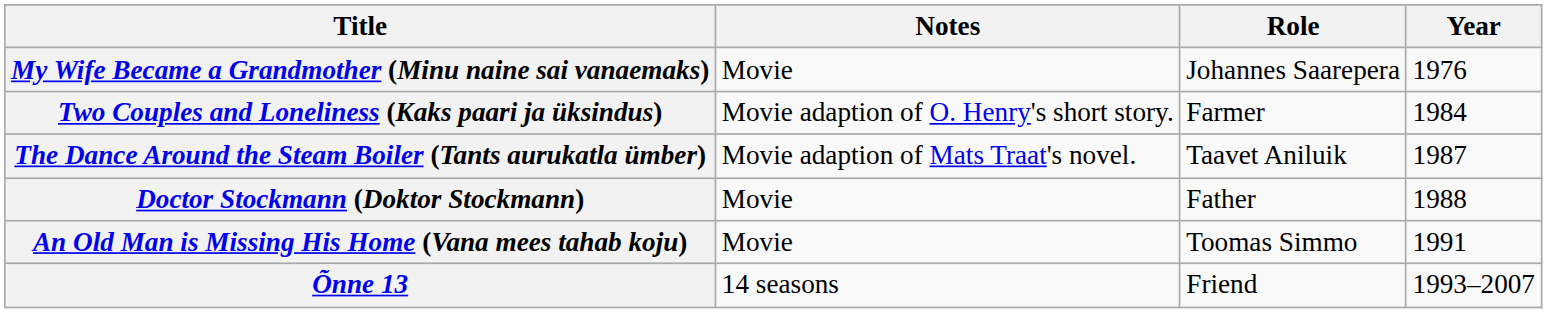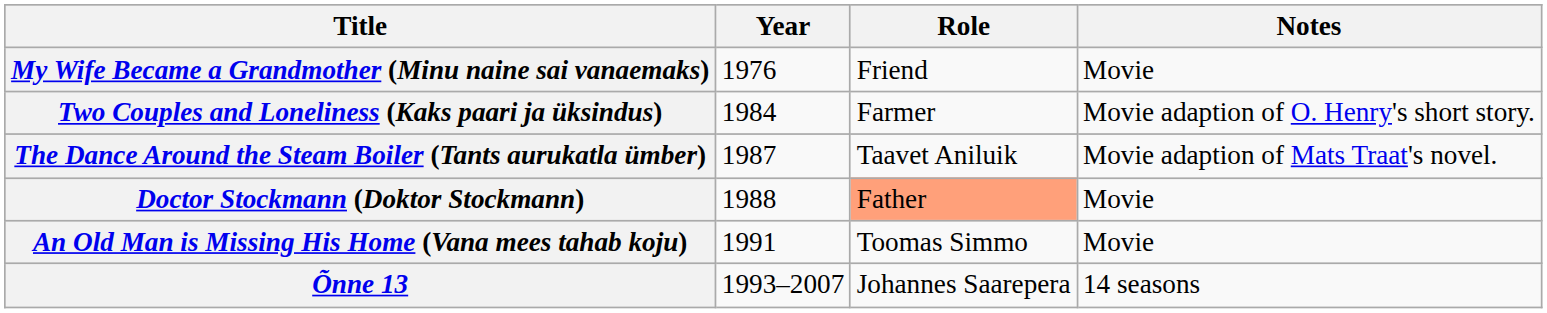columns swapped: (1474, 26) <-> (948, 26)
(1293, 69) Johannes Saarepera -> (892, 69) Friend
(1221, 198) no background -> (892, 198) lightsalmon background
(1222, 284) Friend -> (964, 284) Johannes Saarepera
